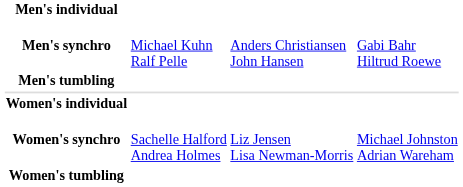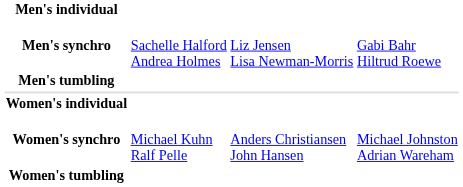(172, 53) Michael Kuhn Ralf Pelle -> (179, 53) Sachelle Halford Andrea Holmes
(288, 53) Anders Christiansen John Hansen -> (292, 53) Liz Jensen Lisa Newman-Morris
(179, 147) Sachelle Halford Andrea Holmes -> (172, 147) Michael Kuhn Ralf Pelle
(292, 147) Liz Jensen Lisa Newman-Morris -> (288, 147) Anders Christiansen John Hansen
